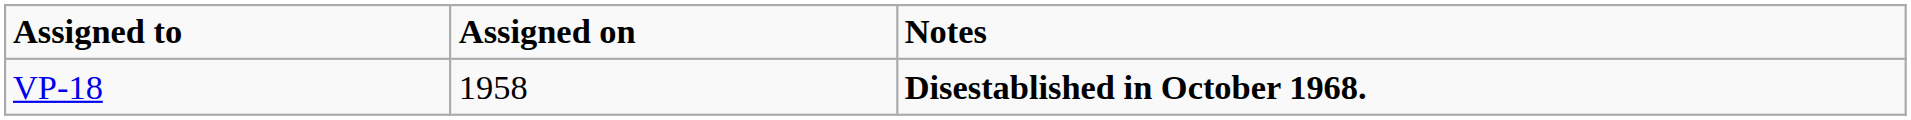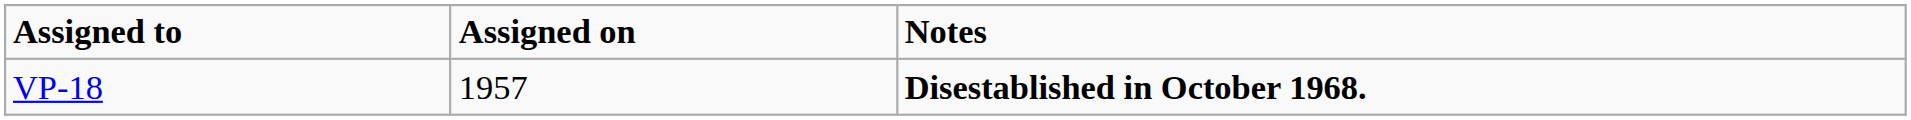(493, 86) 1958 -> (493, 86) 1957
